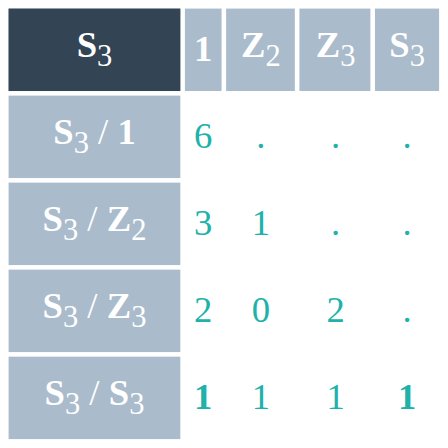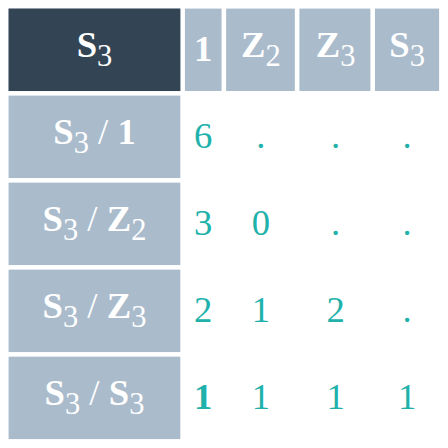(261, 223) 1 -> (261, 223) 0
(261, 310) 0 -> (261, 310) 1
(407, 397) bold -> (407, 397) normal
